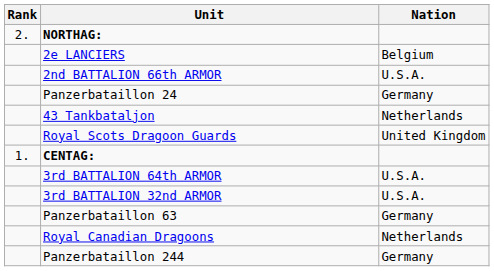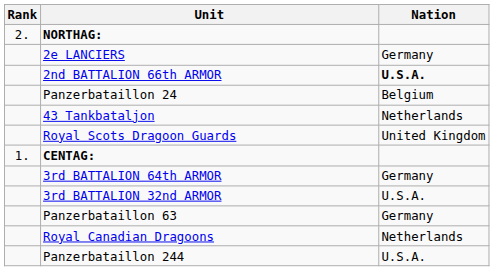(407, 55) Belgium -> (407, 55) Germany
(404, 75) normal -> (404, 75) bold
(407, 95) Germany -> (407, 95) Belgium
(404, 176) U.S.A. -> (407, 176) Germany
(407, 256) Germany -> (404, 256) U.S.A.
